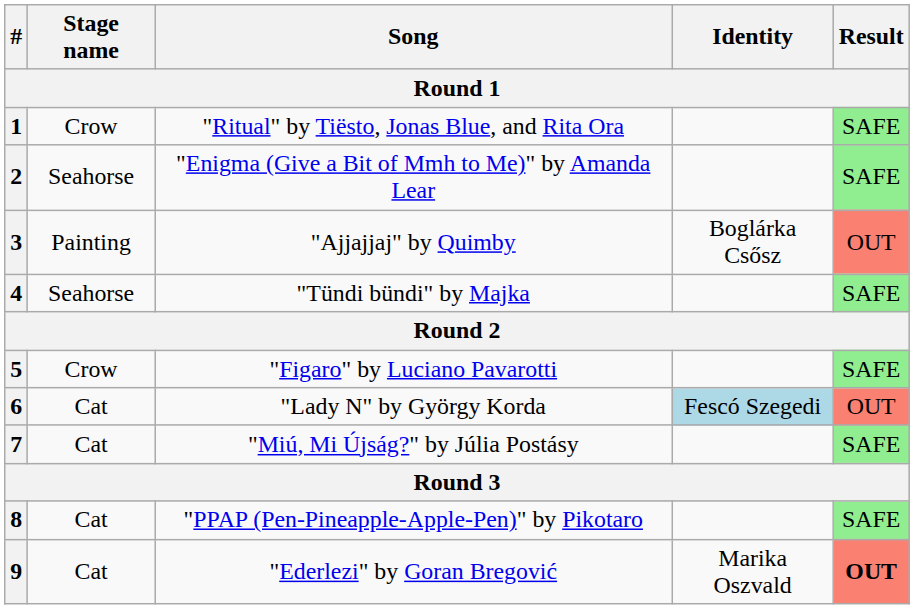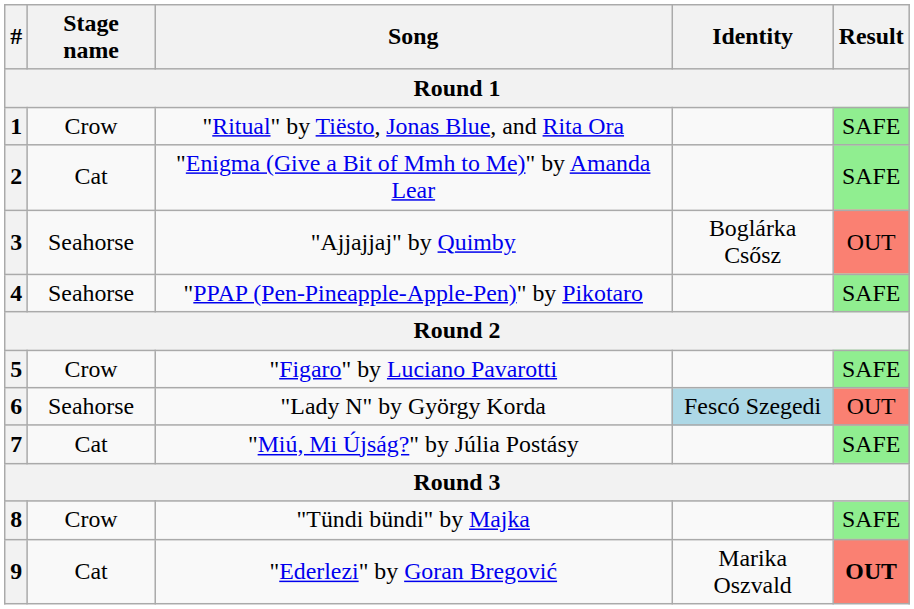(91, 177) Seahorse -> (91, 177) Cat
(91, 241) Painting -> (91, 241) Seahorse
(413, 292) "Tündi bündi" by Majka -> (413, 292) "PPAP (Pen-Pineapple-Apple-Pen)" by Pikotaro
(91, 406) Cat -> (91, 406) Seahorse
(91, 519) Cat -> (91, 519) Crow
(413, 519) "PPAP (Pen-Pineapple-Apple-Pen)" by Pikotaro -> (413, 519) "Tündi bündi" by Majka
